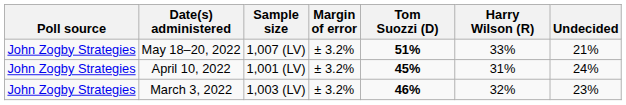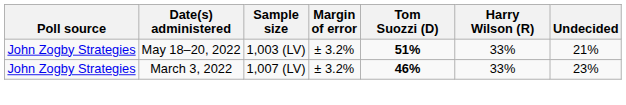(276, 49) 1,007 (LV) -> (276, 49) 1,003 (LV)
- row: (191, 70)
(276, 90) 1,003 (LV) -> (276, 70) 1,007 (LV)
(503, 90) 32% -> (503, 70) 33%
